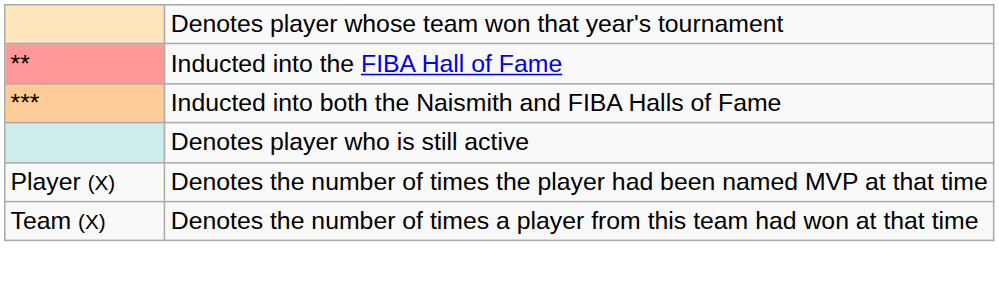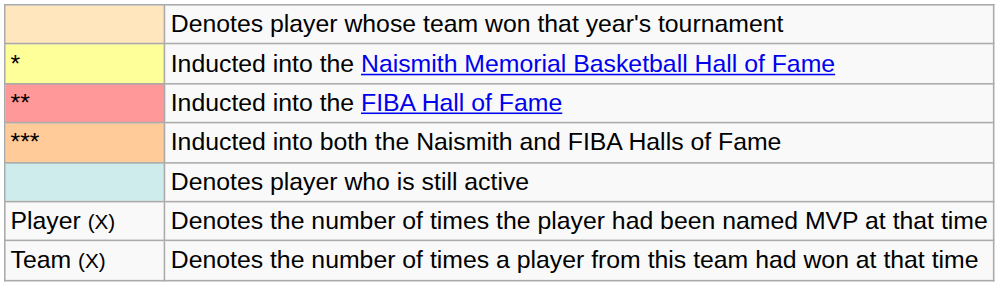+ row: (503, 63)
